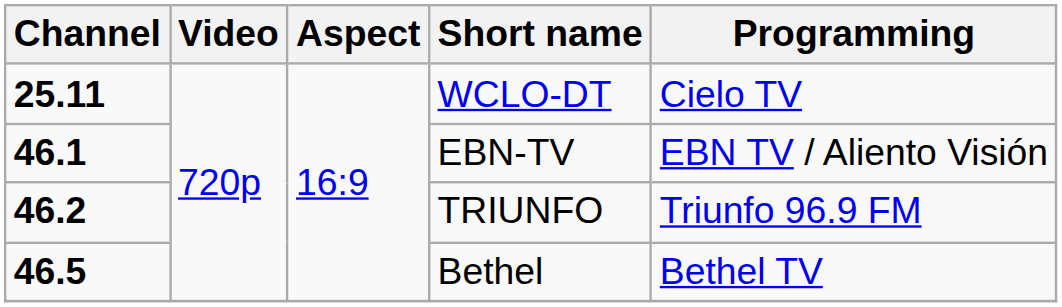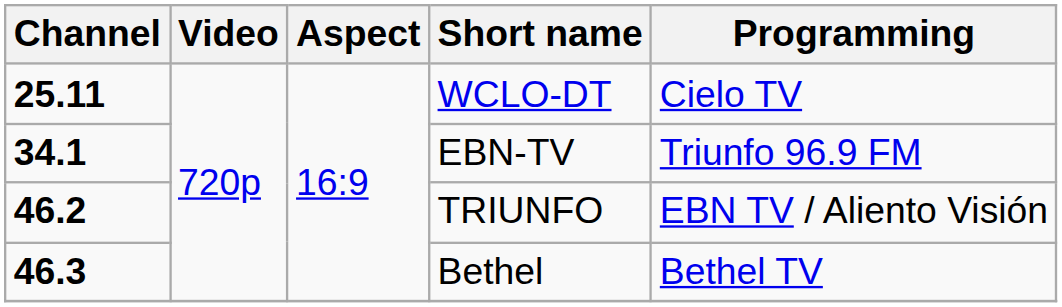(50, 152) 46.1 -> (50, 152) 34.1
(854, 152) EBN TV / Aliento Visión -> (791, 152) Triunfo 96.9 FM
(791, 211) Triunfo 96.9 FM -> (854, 211) EBN TV / Aliento Visión
(50, 270) 46.5 -> (50, 270) 46.3
